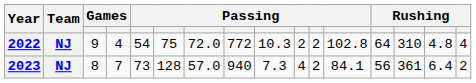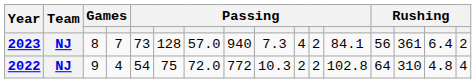rows swapped: (24, 44) <-> (24, 67)
